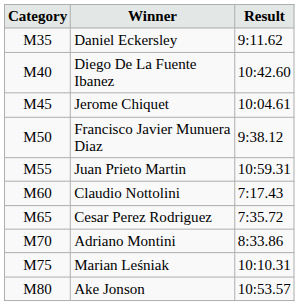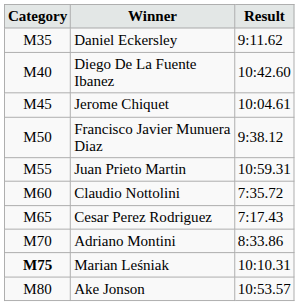(261, 193) 7:17.43 -> (261, 193) 7:35.72
(261, 217) 7:35.72 -> (261, 217) 7:17.43
(38, 264) normal -> (38, 264) bold
